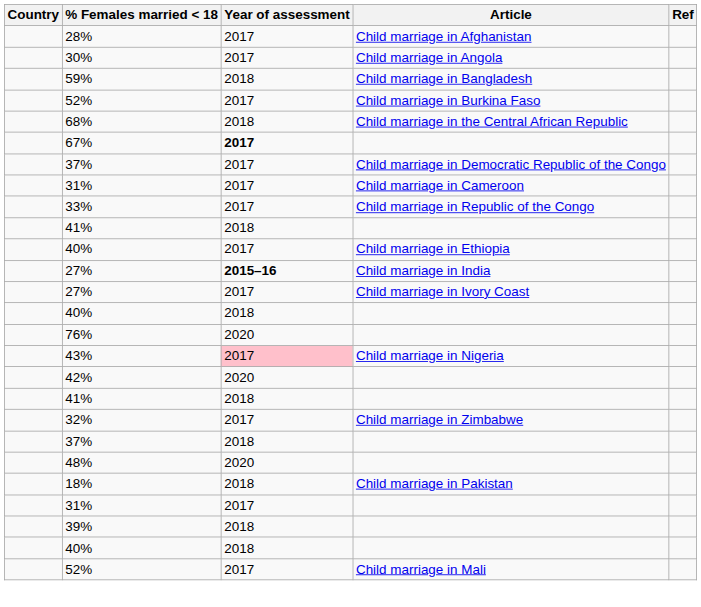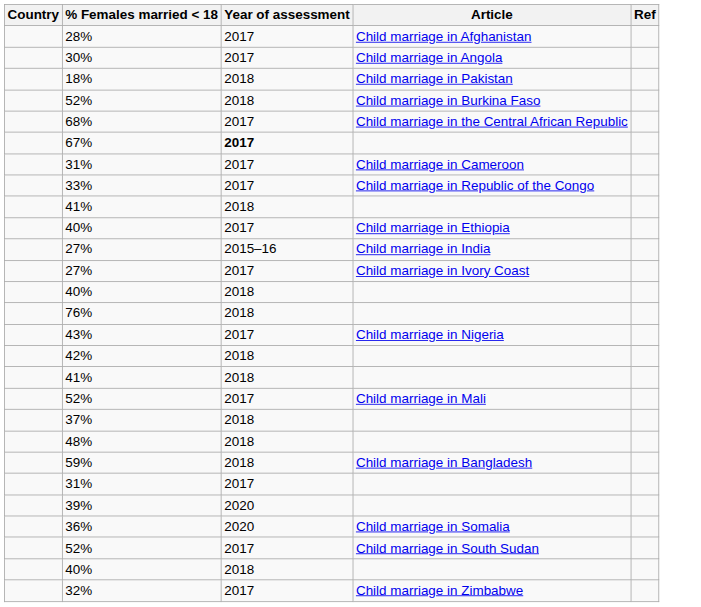rows swapped: (79, 79) <-> (79, 484)
(239, 100) 2017 -> (239, 100) 2018
(239, 121) 2018 -> (239, 121) 2017
- row: (79, 164)
(250, 270) bold -> (250, 249) normal
(239, 334) 2020 -> (239, 313) 2018
(239, 356) pink background -> (239, 334) no background
(239, 377) 2020 -> (239, 356) 2018
rows swapped: (79, 569) <-> (79, 420)
(239, 462) 2020 -> (239, 441) 2018
(239, 526) 2018 -> (239, 505) 2020
+ row: (79, 526)
+ row: (79, 548)
